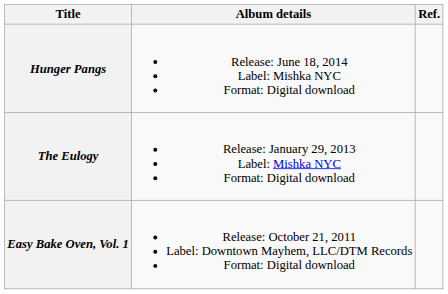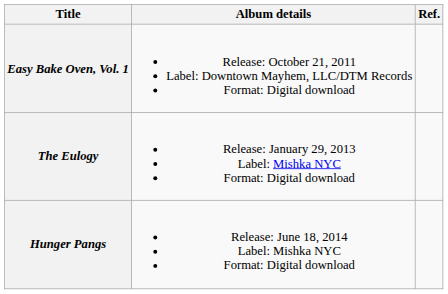rows swapped: (68, 244) <-> (68, 68)
